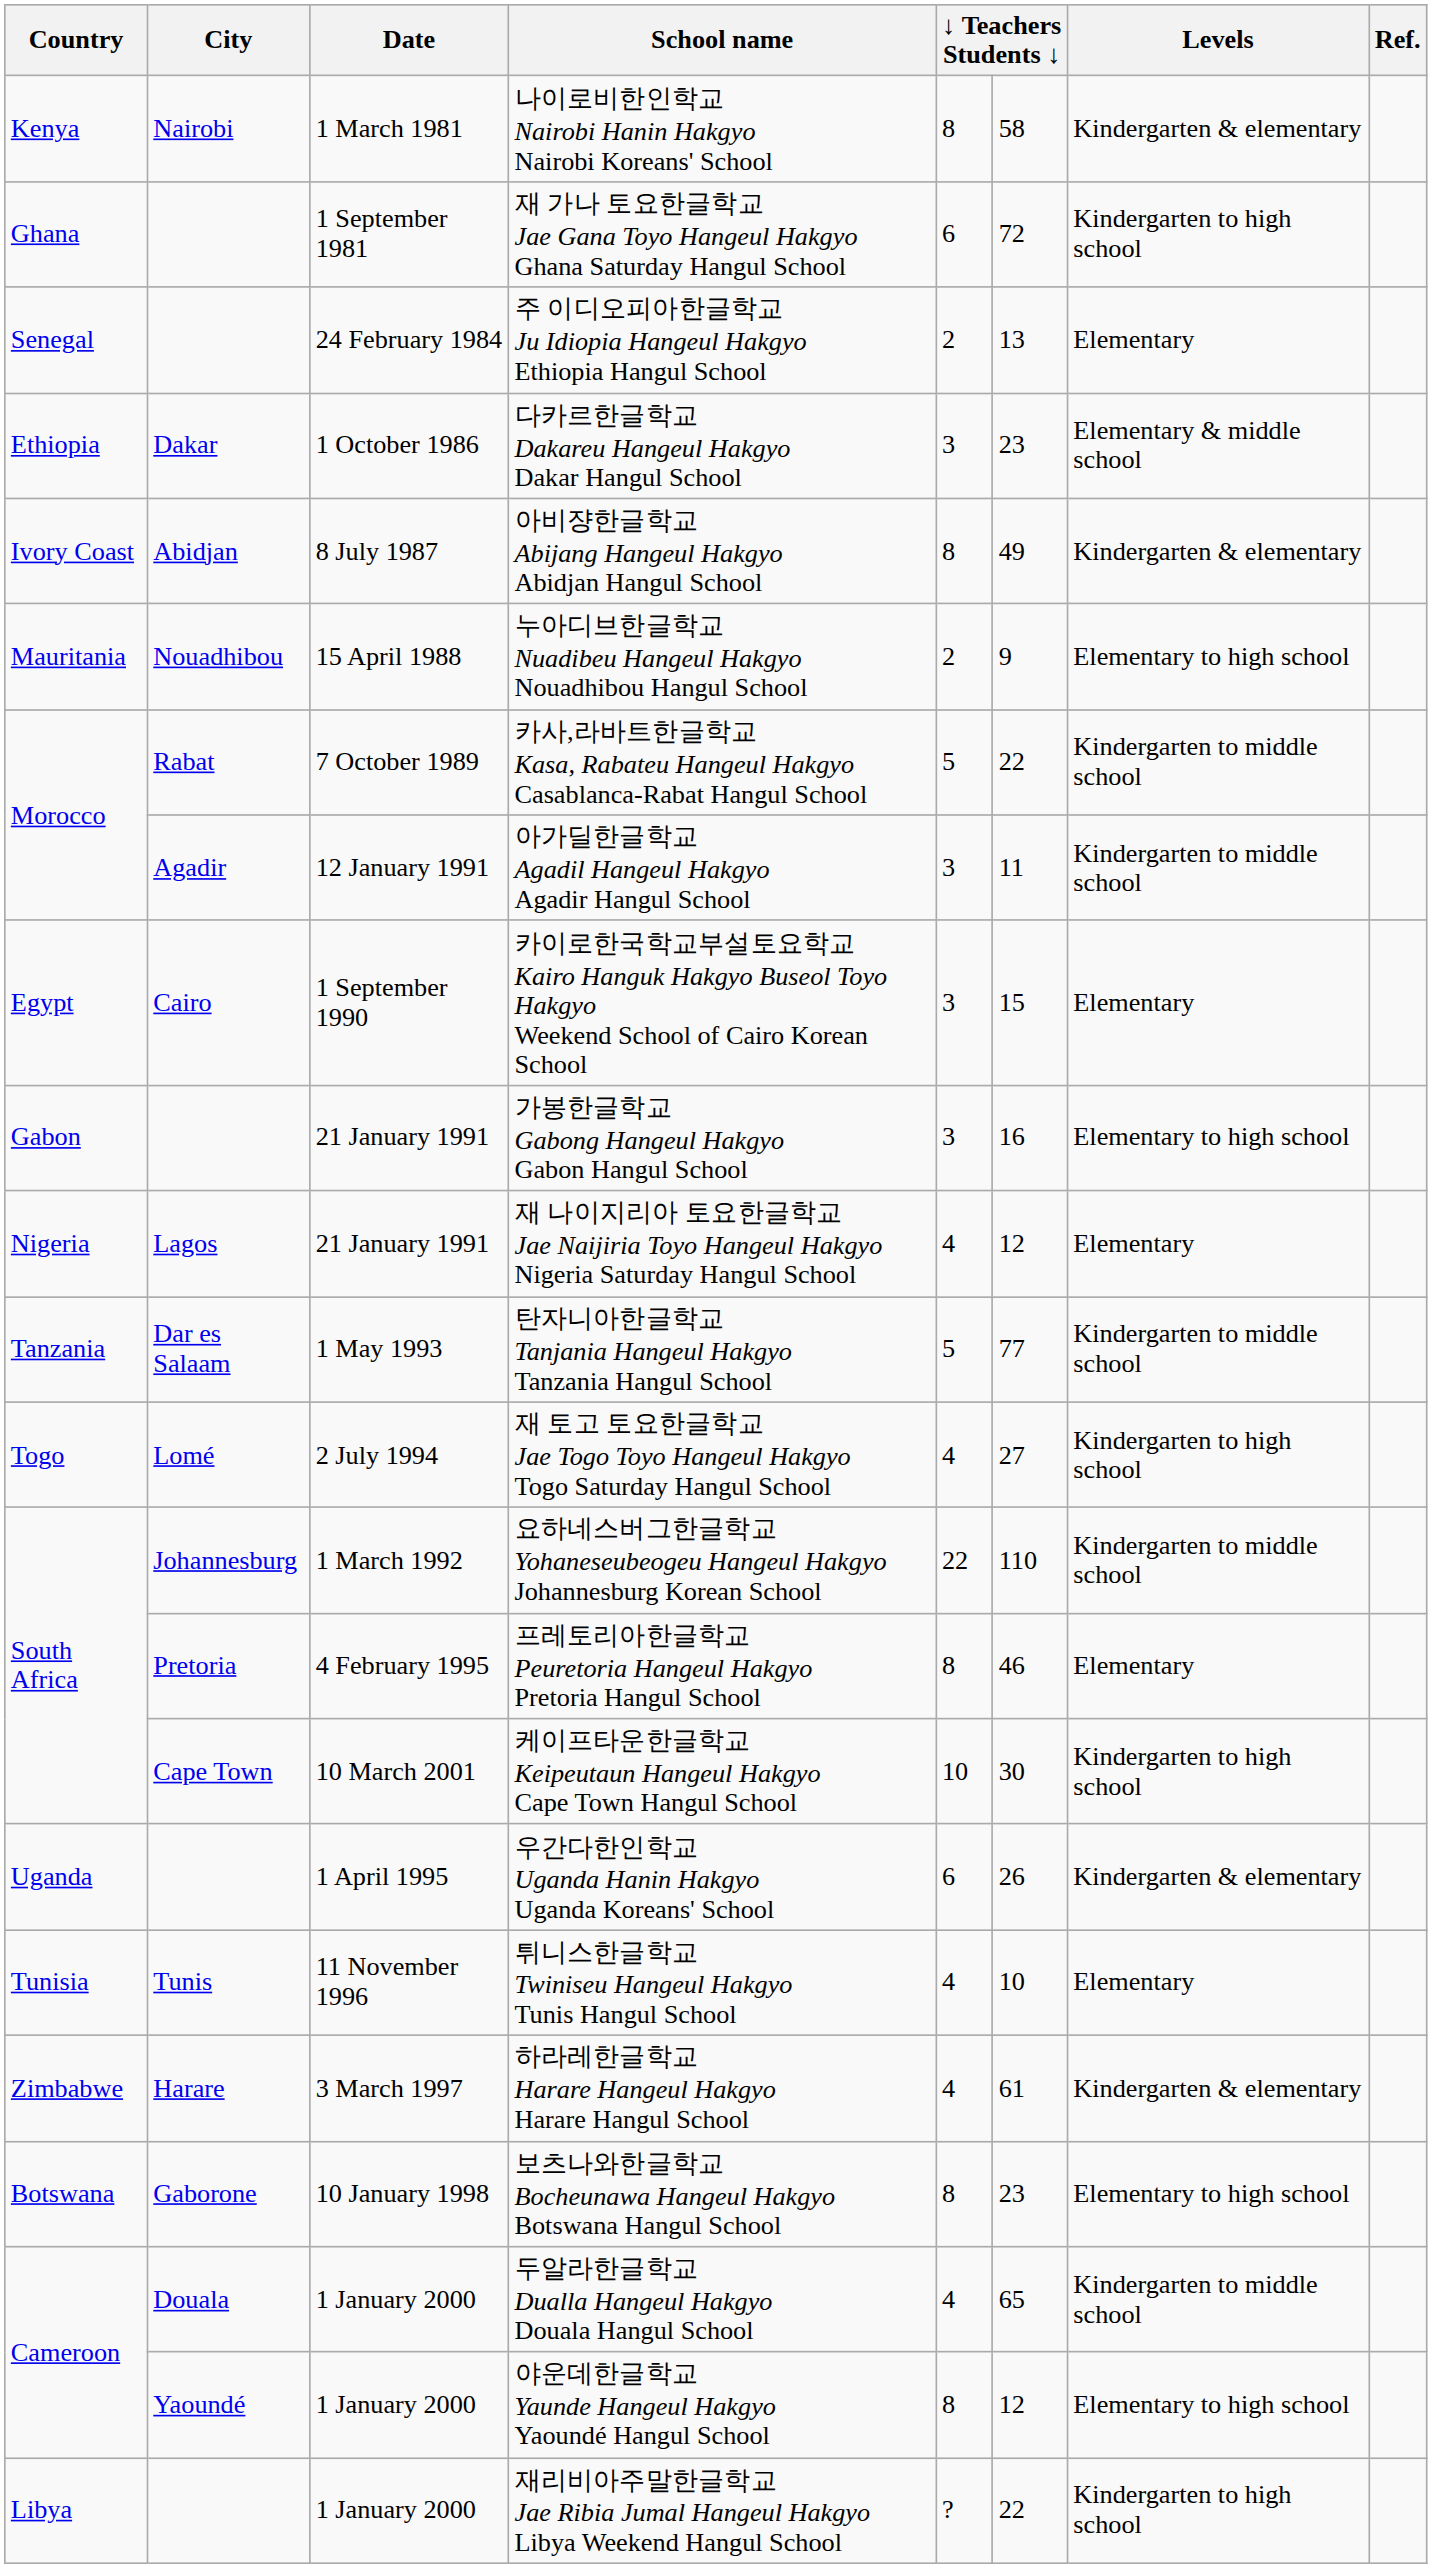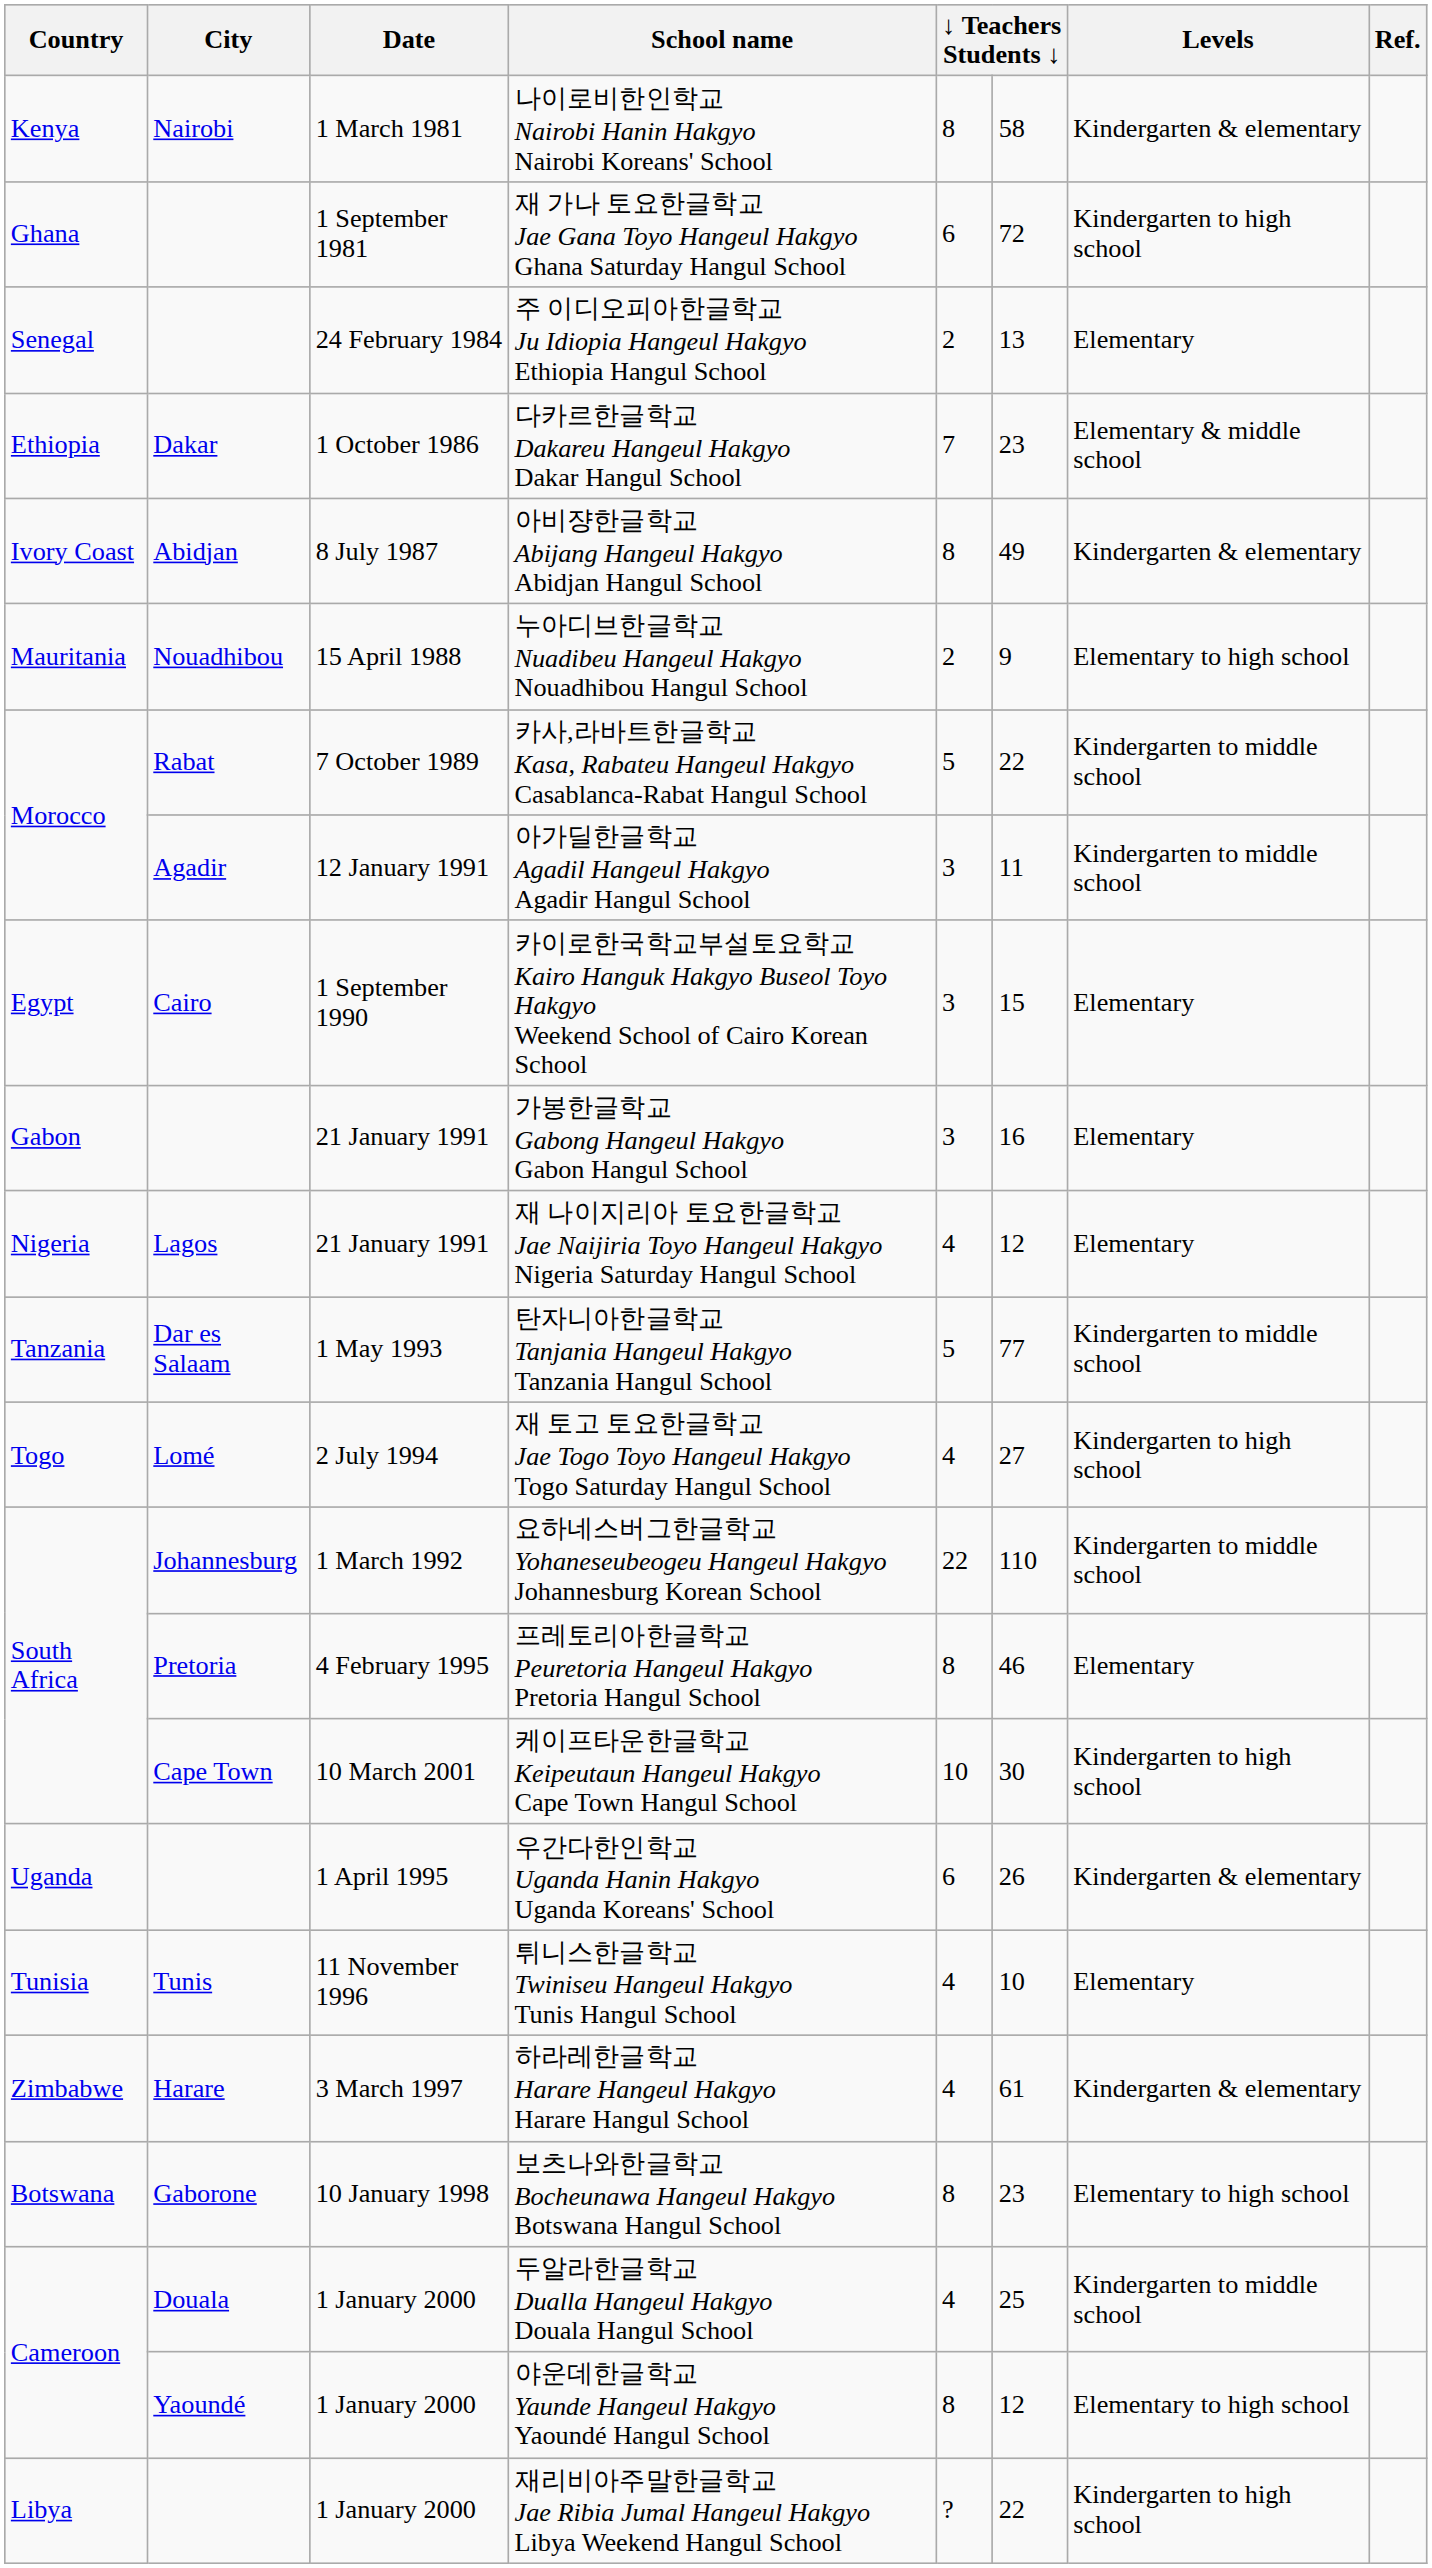(949, 445) 3 -> (949, 445) 7
(1211, 1137) Elementary to high school -> (1134, 1137) Elementary
(1012, 2298) 65 -> (1012, 2298) 25
